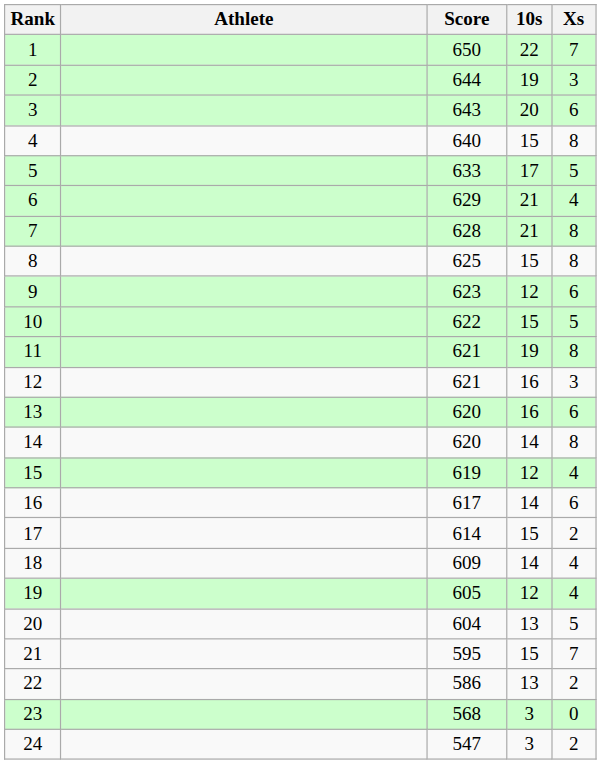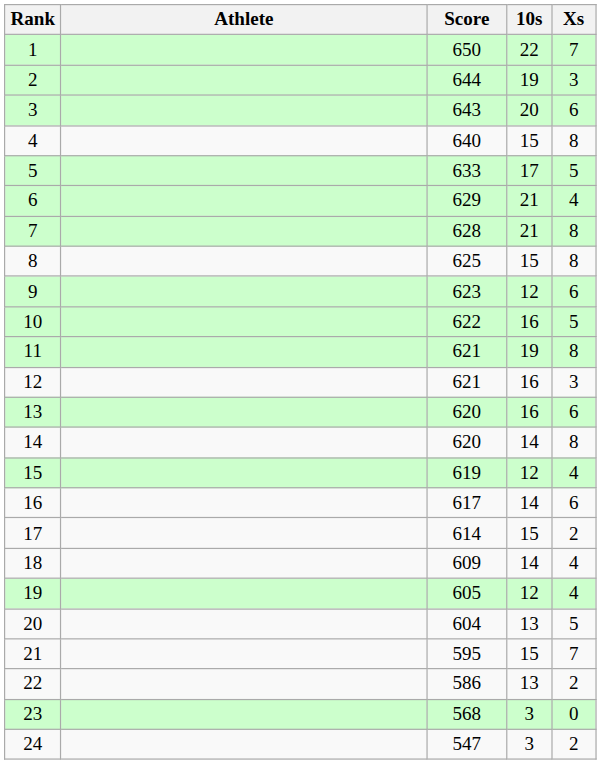(529, 321) 15 -> (529, 321) 16
